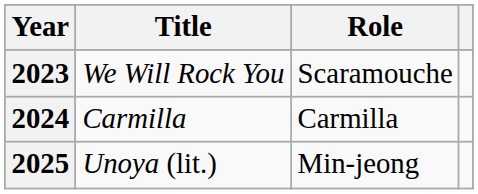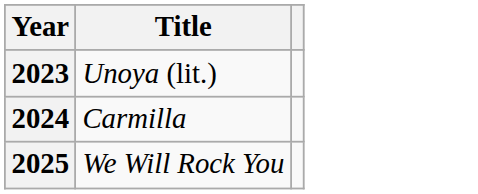- column: (375, 27)
(183, 73) We Will Rock You -> (150, 73) Unoya (lit.)
(150, 164) Unoya (lit.) -> (183, 164) We Will Rock You
